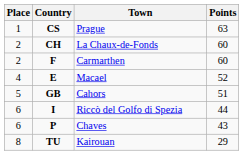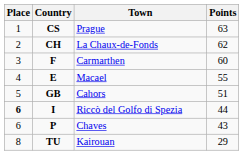(223, 45) 60 -> (223, 45) 62
(18, 61) 2 -> (18, 61) 3
(223, 77) 52 -> (223, 77) 55
(18, 110) normal -> (18, 110) bold
